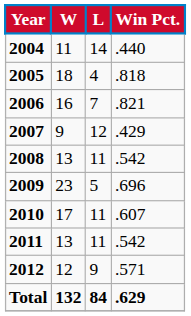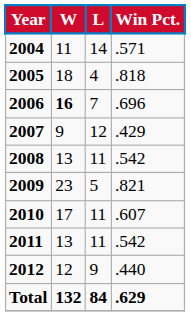(130, 48) .440 -> (130, 48) .571
(64, 103) normal -> (64, 103) bold
(130, 103) .821 -> (130, 103) .696
(130, 186) .696 -> (130, 186) .821
(130, 269) .571 -> (130, 269) .440
